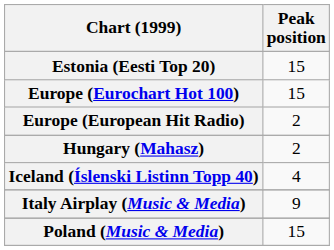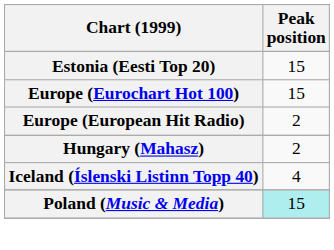- row: (134, 203)
(296, 231) no background -> (296, 203) paleturquoise background
